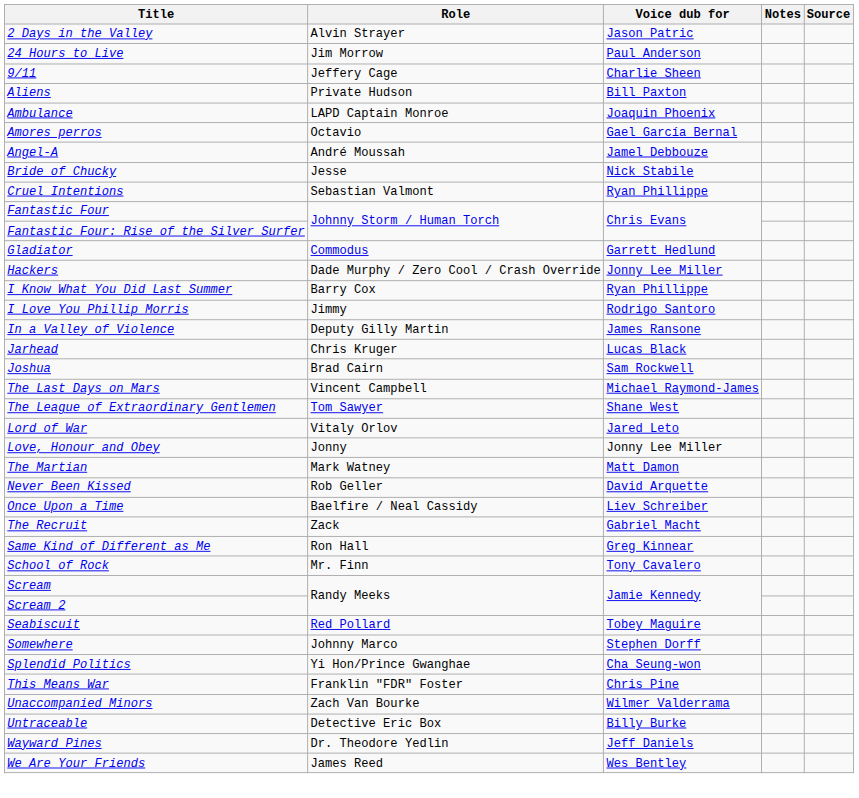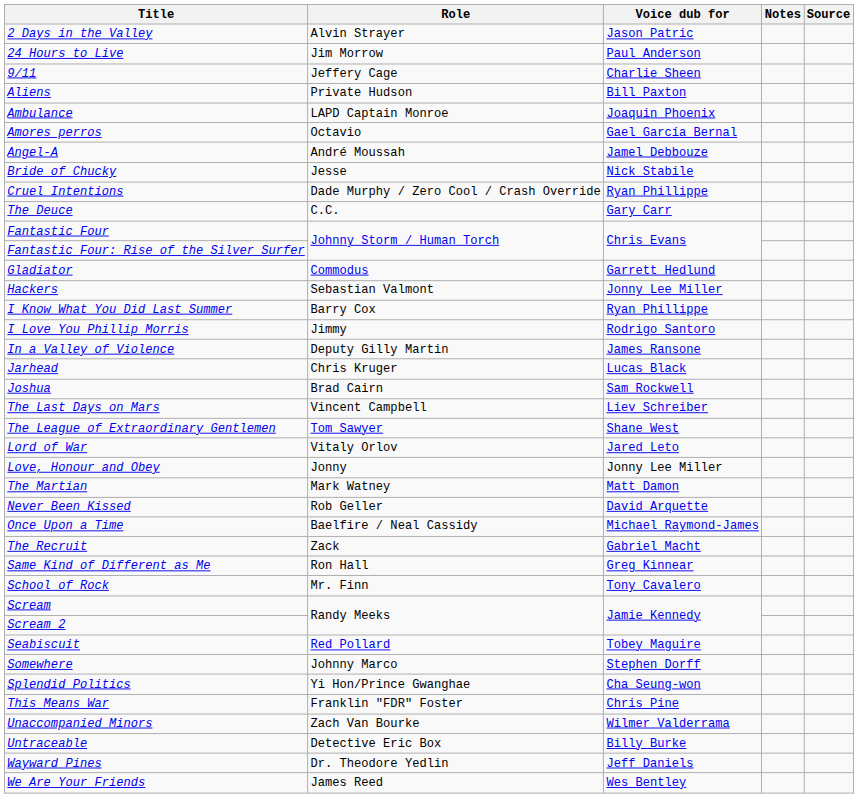(372, 192) Sebastian Valmont -> (456, 192) Dade Murphy / Zero Cool / Crash Override
+ row: (40, 211)
(456, 270) Dade Murphy / Zero Cool / Crash Override -> (372, 290) Sebastian Valmont
(683, 389) Michael Raymond-James -> (657, 408) Liev Schreiber
(657, 507) Liev Schreiber -> (683, 527) Michael Raymond-James
